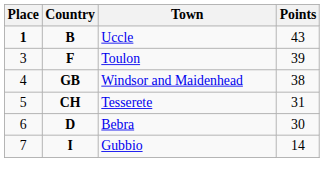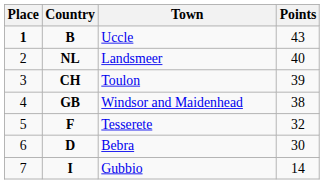+ row: (132, 59)
(70, 59) F -> (70, 80) CH
(70, 102) CH -> (70, 124) F
(298, 102) 31 -> (298, 124) 32
